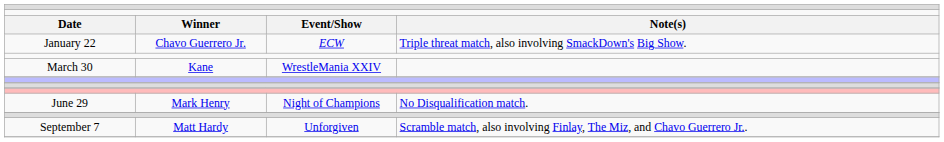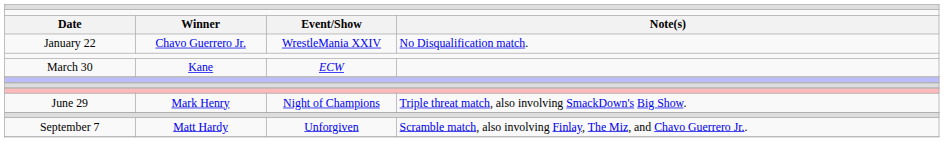(331, 43) ECW -> (331, 43) WrestleMania XXIV
(543, 43) Triple threat match, also involving SmackDown's Big Show. -> (464, 43) No Disqualification match.
(331, 67) WrestleMania XXIV -> (331, 67) ECW
(464, 102) No Disqualification match. -> (543, 102) Triple threat match, also involving SmackDown's Big Show.
